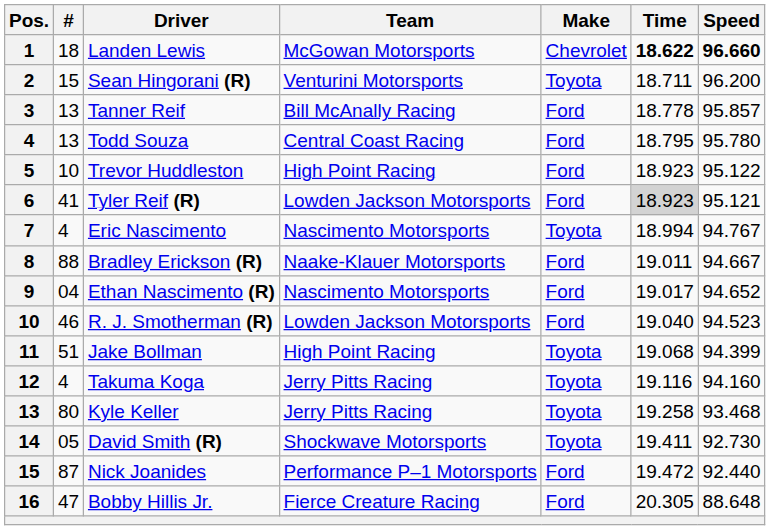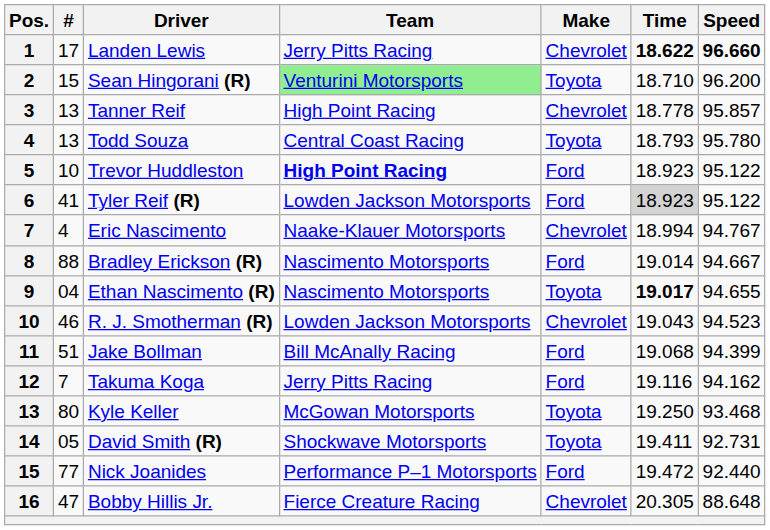(69, 50) 18 -> (69, 50) 17
(379, 50) McGowan Motorsports -> (358, 50) Jerry Pitts Racing
(373, 80) no background -> (373, 80) lightgreen background
(664, 80) 18.711 -> (665, 80) 18.710
(370, 110) Bill McAnally Racing -> (360, 110) High Point Racing
(565, 110) Ford -> (586, 110) Chevrolet
(565, 140) Ford -> (574, 140) Toyota
(665, 140) 18.795 -> (665, 140) 18.793
(360, 170) normal -> (365, 170) bold
(732, 200) 95.121 -> (732, 200) 95.122
(386, 230) Nascimento Motorsports -> (394, 230) Naake-Klauer Motorsports
(574, 230) Toyota -> (586, 230) Chevrolet
(394, 260) Naake-Klauer Motorsports -> (386, 260) Nascimento Motorsports
(664, 260) 19.011 -> (665, 260) 19.014
(565, 291) Ford -> (574, 291) Toyota
(665, 291) normal -> (665, 291) bold
(732, 291) 94.652 -> (732, 291) 94.655
(565, 321) Ford -> (586, 321) Chevrolet
(665, 321) 19.040 -> (665, 321) 19.043
(360, 351) High Point Racing -> (370, 351) Bill McAnally Racing
(574, 351) Toyota -> (565, 351) Ford
(63, 381) 4 -> (63, 381) 7
(574, 381) Toyota -> (565, 381) Ford
(732, 381) 94.160 -> (732, 381) 94.162
(358, 411) Jerry Pitts Racing -> (379, 411) McGowan Motorsports
(665, 411) 19.258 -> (665, 411) 19.250
(732, 441) 92.730 -> (732, 441) 92.731
(69, 471) 87 -> (69, 471) 77
(565, 501) Ford -> (586, 501) Chevrolet
